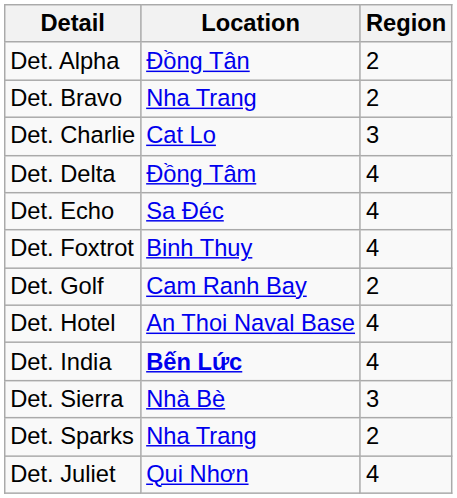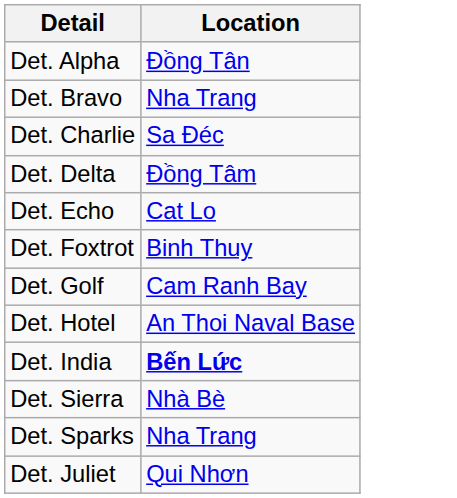- column: (406, 23)
(181, 135) Cat Lo -> (185, 135) Sa Đéc
(185, 211) Sa Đéc -> (181, 211) Cat Lo
